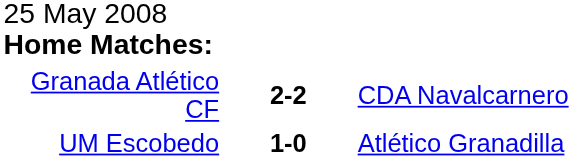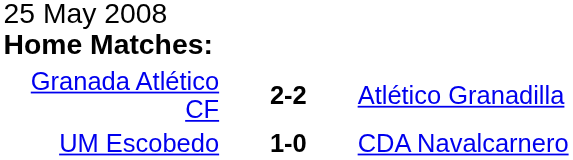(463, 95) CDA Navalcarnero -> (461, 95) Atlético Granadilla
(461, 143) Atlético Granadilla -> (463, 143) CDA Navalcarnero
